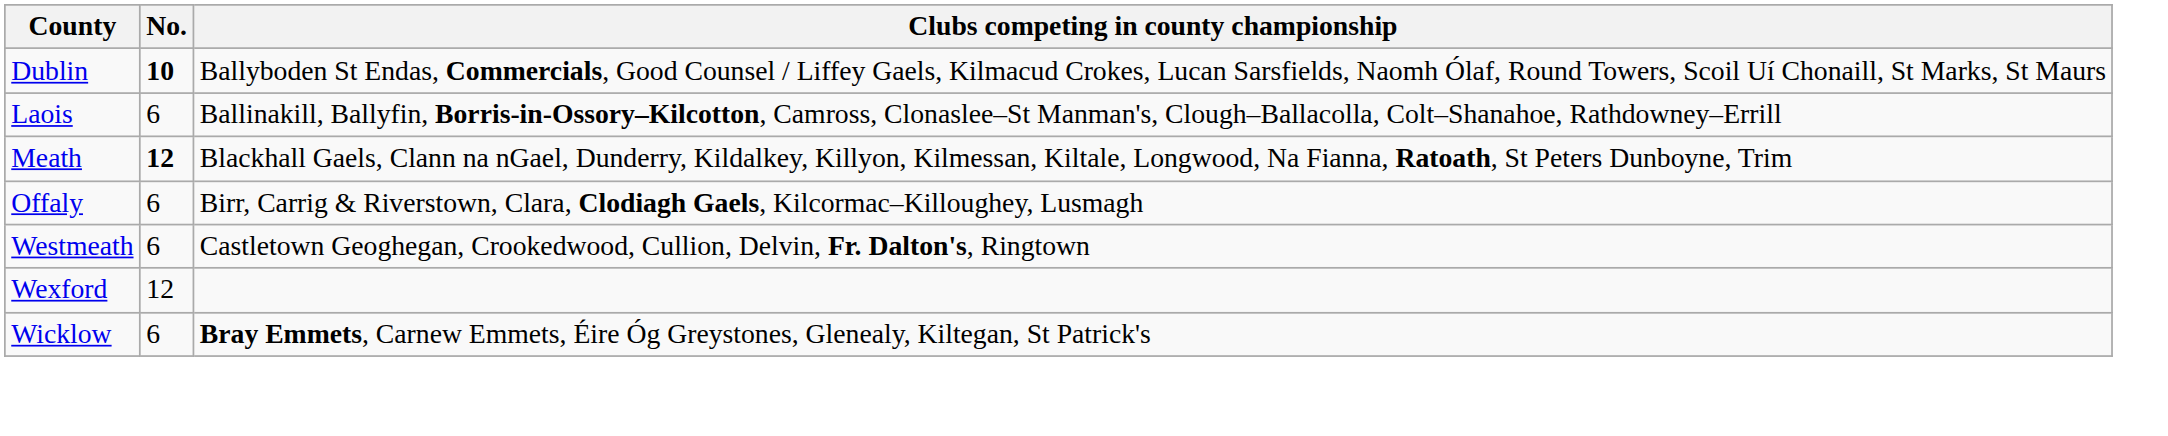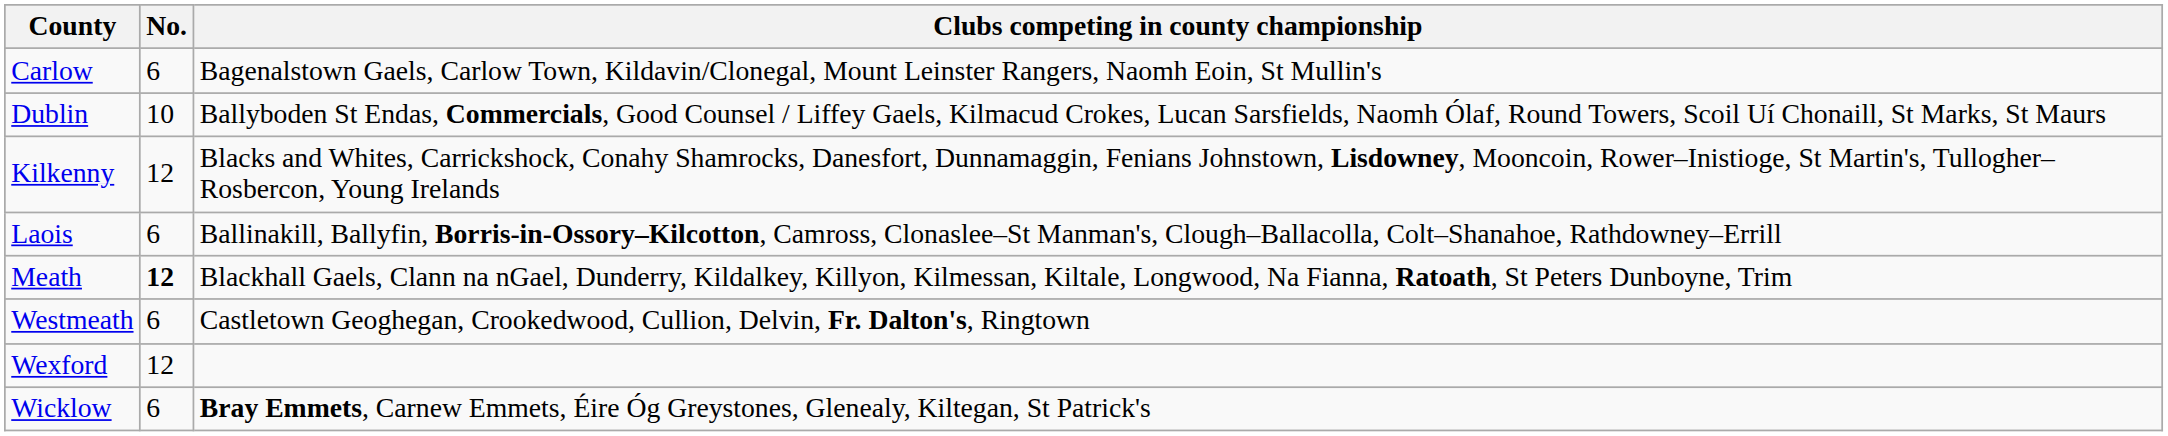+ row: (52, 70)
(160, 70) bold -> (160, 114) normal
+ row: (63, 173)
- row: (47, 202)
